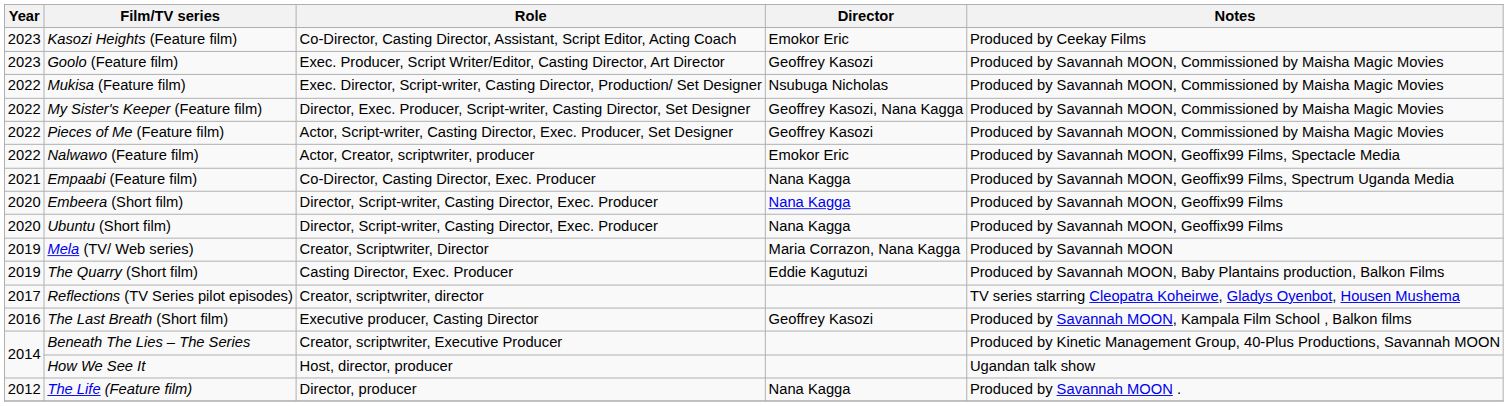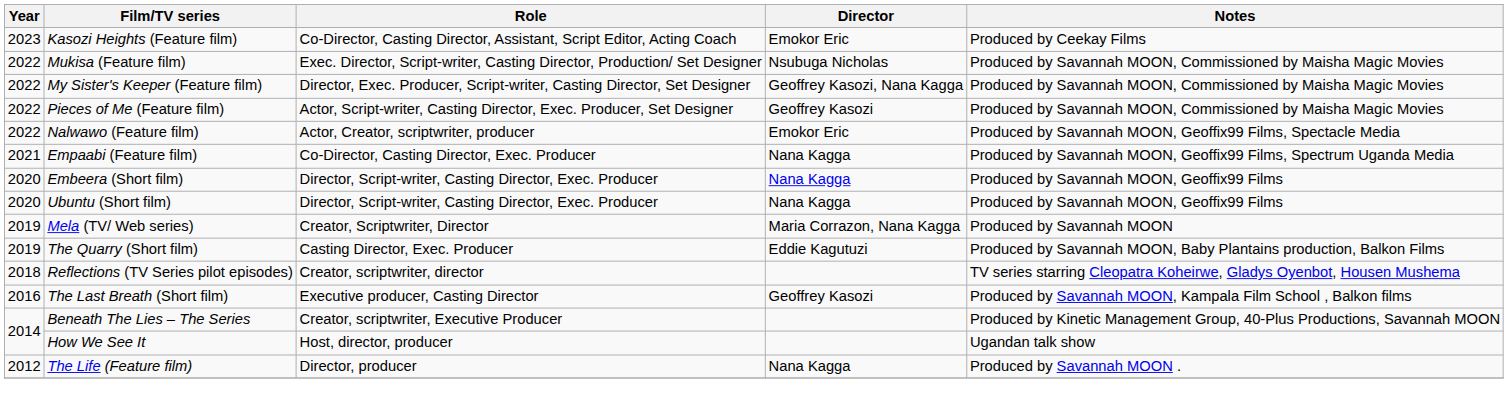- row: (113, 62)
(24, 296) 2017 -> (24, 272) 2018
